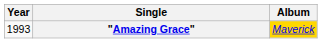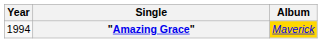(19, 29) 1993 -> (19, 29) 1994
